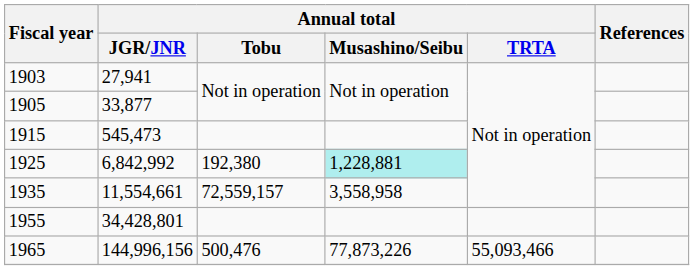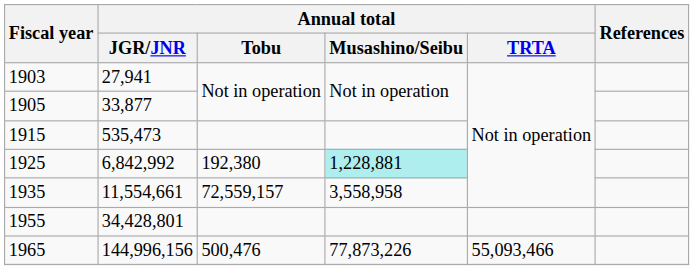(131, 134) 545,473 -> (131, 134) 535,473
